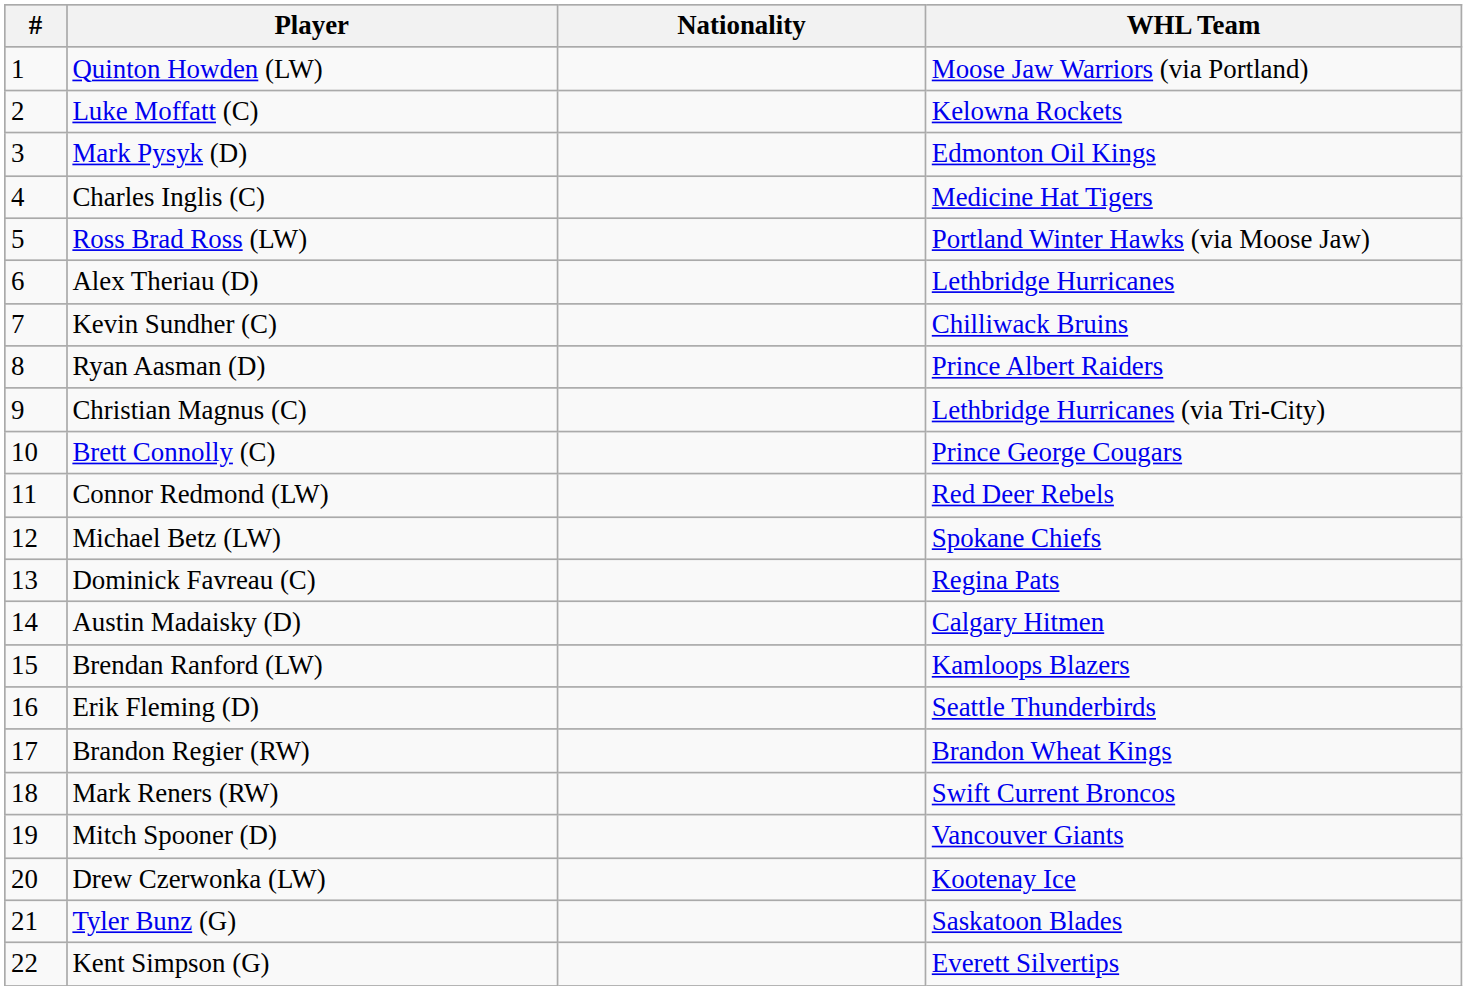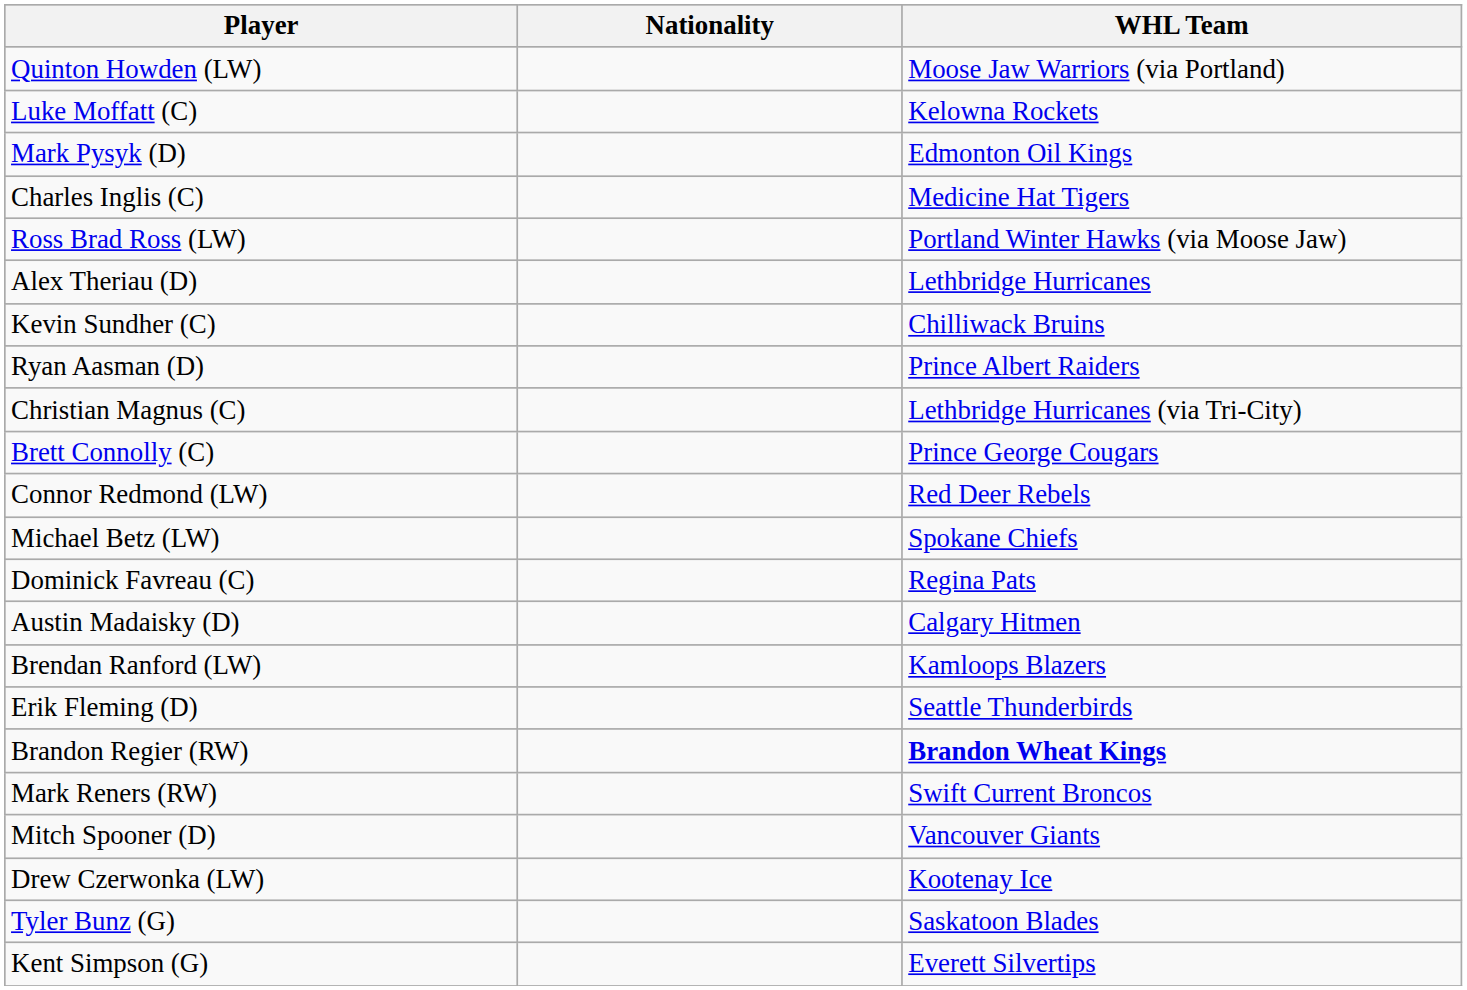- column: (35, 25)
(1052, 750) normal -> (1037, 750) bold
